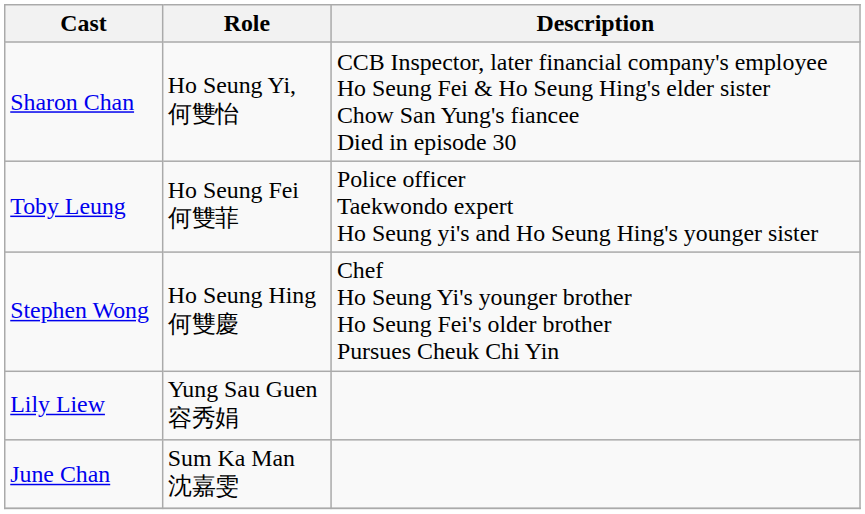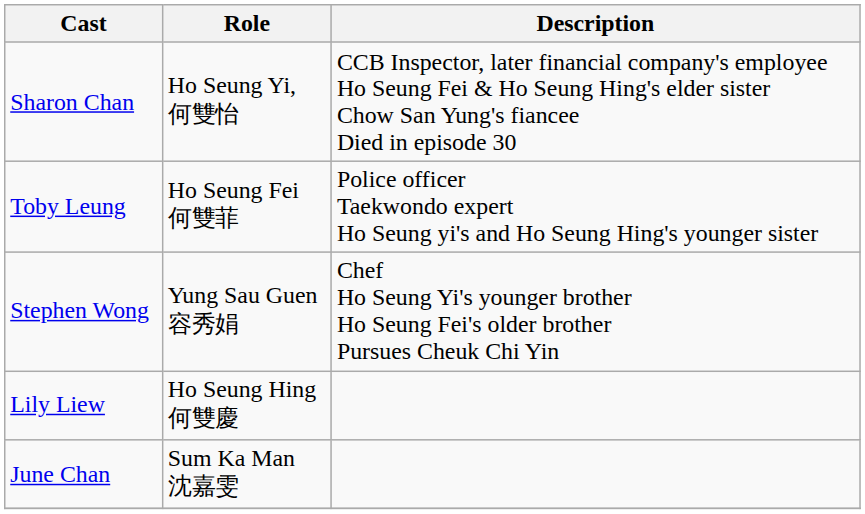(242, 309) Ho Seung Hing 何雙慶 -> (243, 309) Yung Sau Guen 容秀娟
(243, 403) Yung Sau Guen 容秀娟 -> (242, 403) Ho Seung Hing 何雙慶
